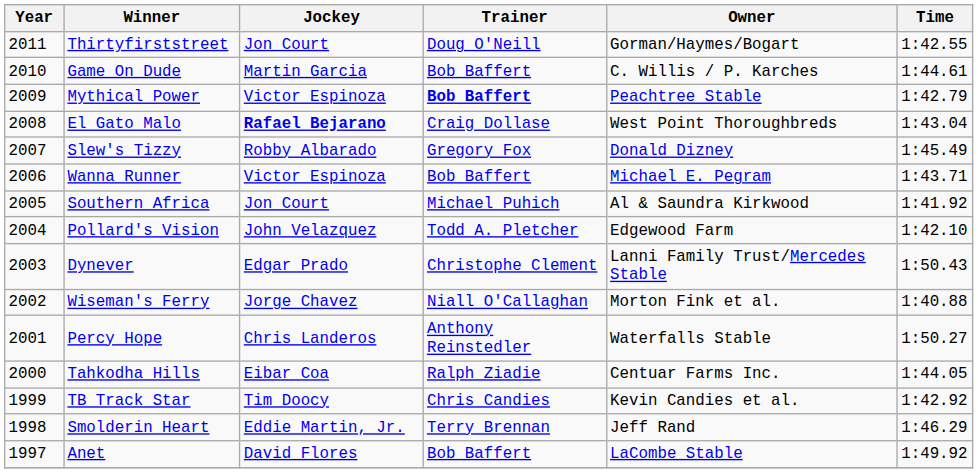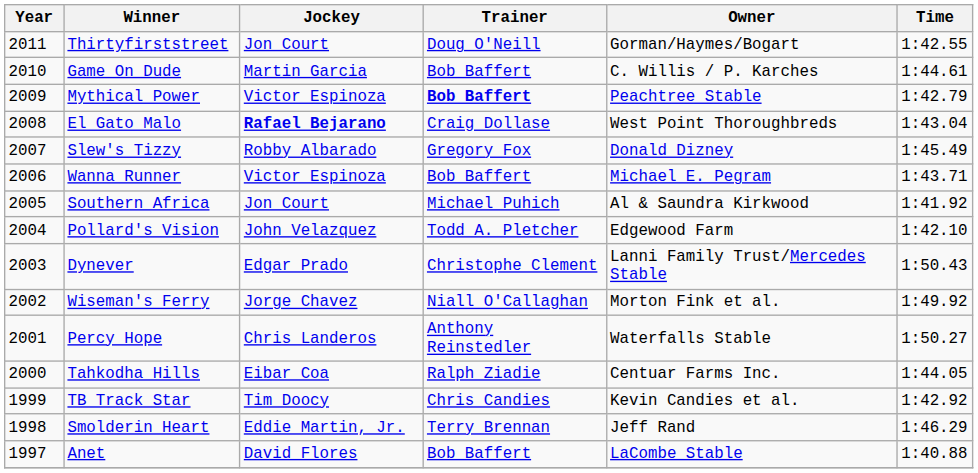(934, 302) 1:40.88 -> (934, 302) 1:49.92
(934, 453) 1:49.92 -> (934, 453) 1:40.88
